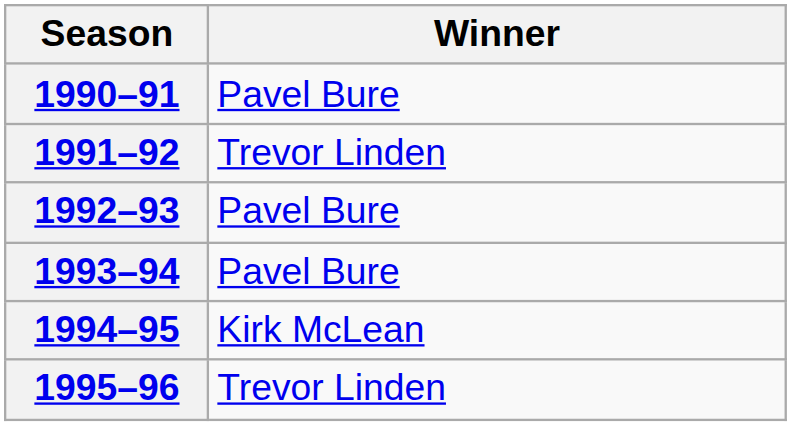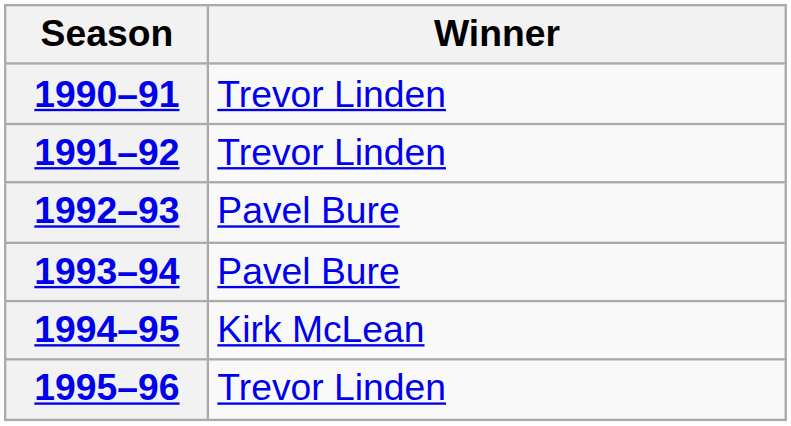(309, 93) Pavel Bure -> (332, 93) Trevor Linden
